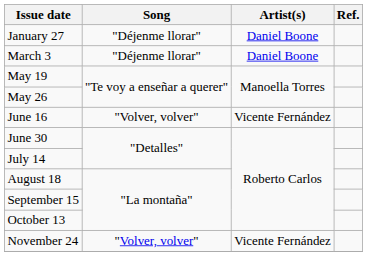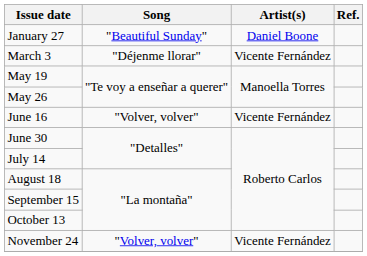(157, 35) "Déjenme llorar" -> (157, 35) "Beautiful Sunday"
(282, 55) Daniel Boone -> (282, 55) Vicente Fernández
